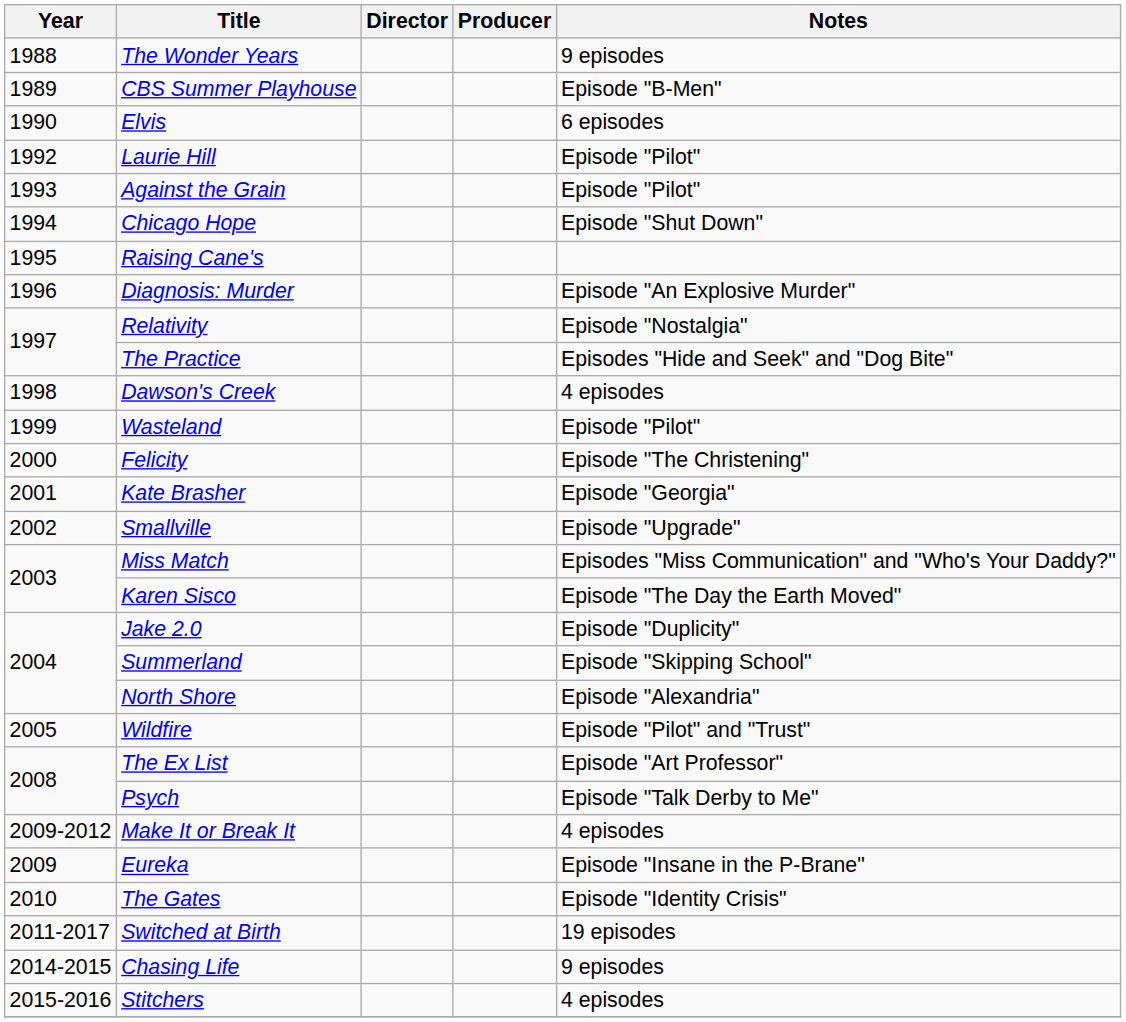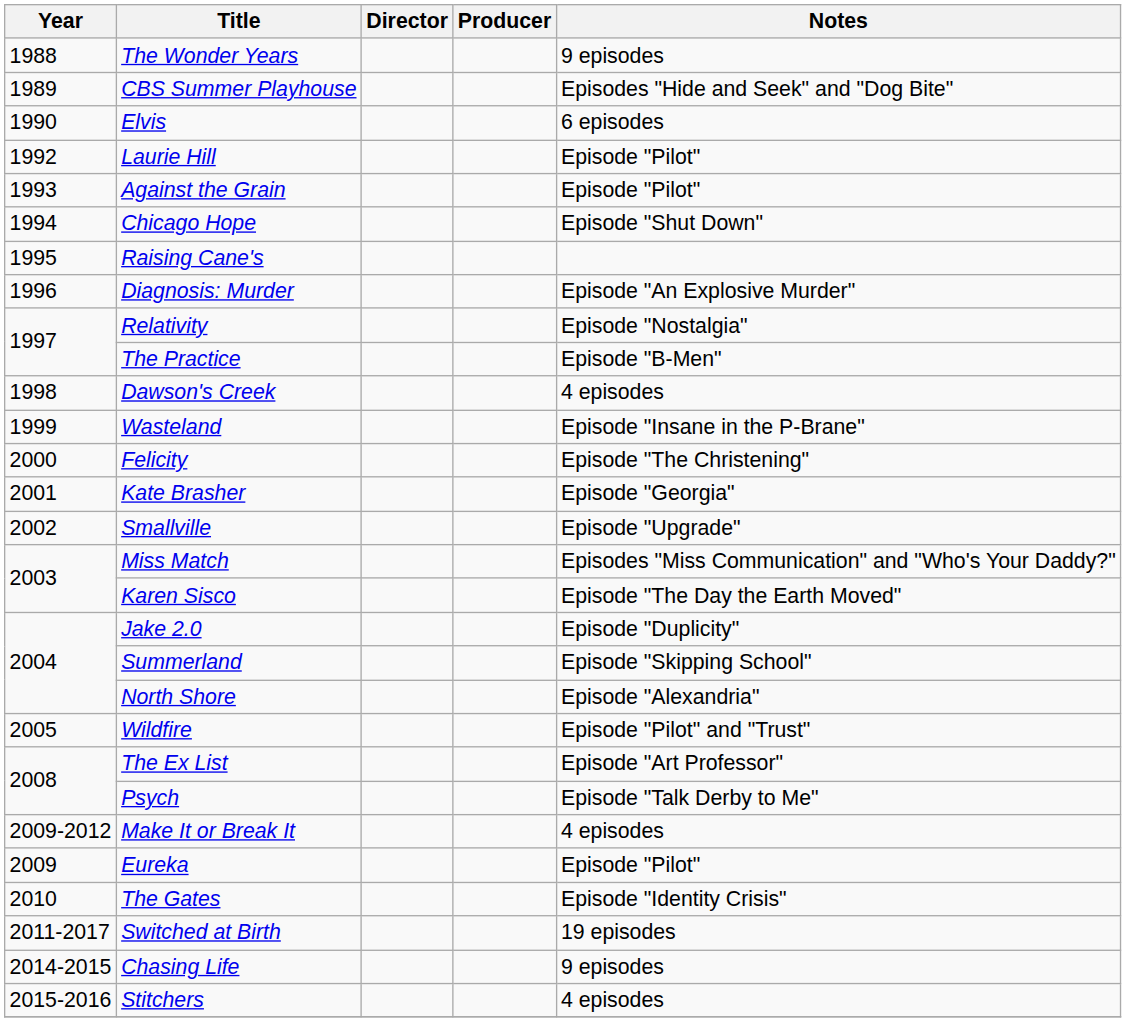(641, 88) Episode "B-Men" -> (757, 88) Episodes "Hide and Seek" and "Dog Bite"
(757, 358) Episodes "Hide and Seek" and "Dog Bite" -> (641, 358) Episode "B-Men"
(631, 426) Episode "Pilot" -> (713, 426) Episode "Insane in the P-Brane"
(713, 865) Episode "Insane in the P-Brane" -> (631, 865) Episode "Pilot"
